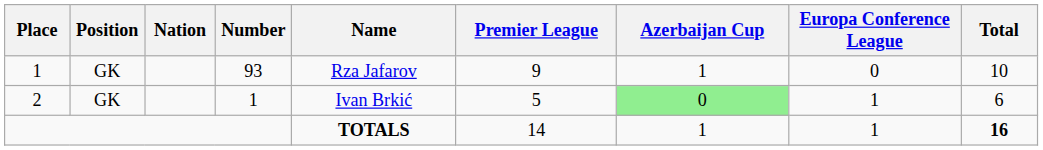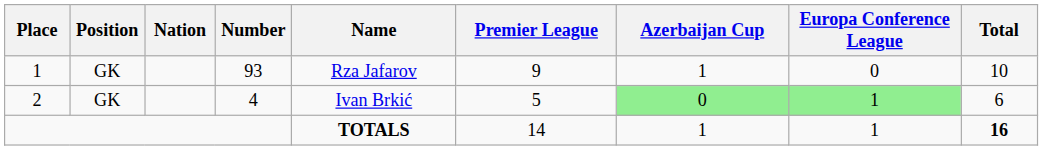(253, 100) 1 -> (253, 100) 4
(875, 100) no background -> (875, 100) lightgreen background
